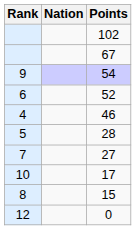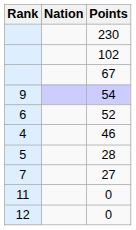+ row: (23, 34)
- row: (23, 174)
- row: (23, 194)
+ row: (23, 194)
